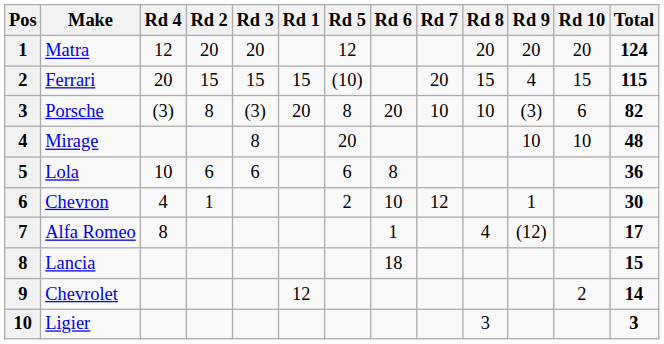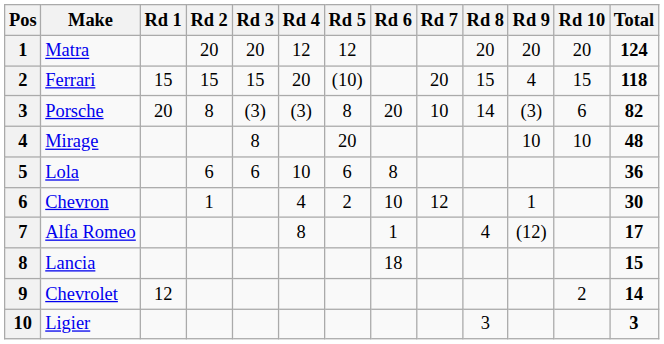columns swapped: (301, 20) <-> (163, 20)
(634, 80) 115 -> (634, 80) 118
(485, 111) 10 -> (485, 111) 14
